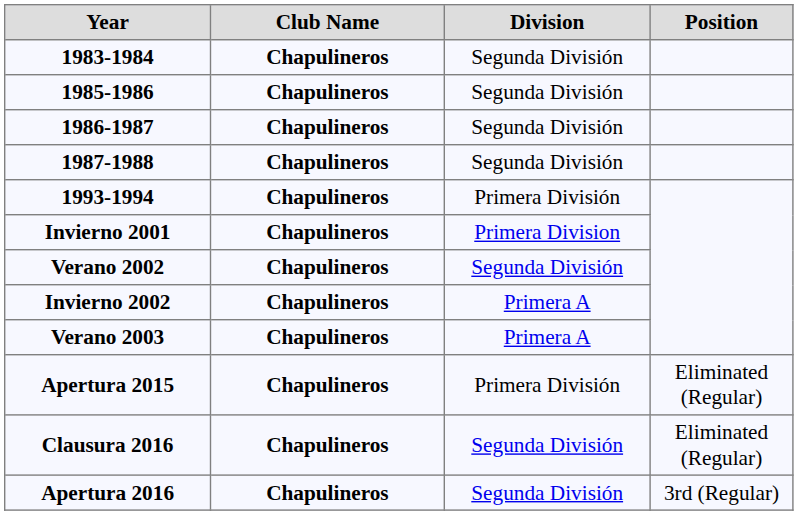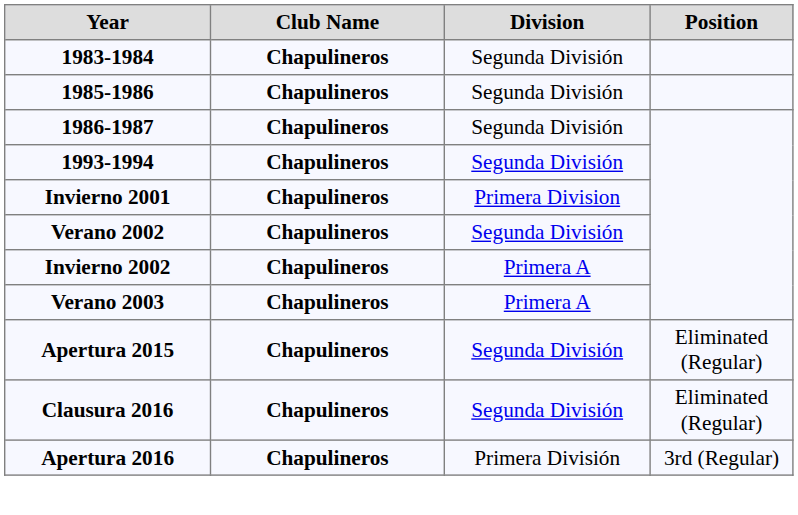- row: (108, 161)
(547, 196) Primera División -> (547, 161) Segunda División
(547, 384) Primera División -> (547, 349) Segunda División
(547, 492) Segunda División -> (547, 457) Primera División
